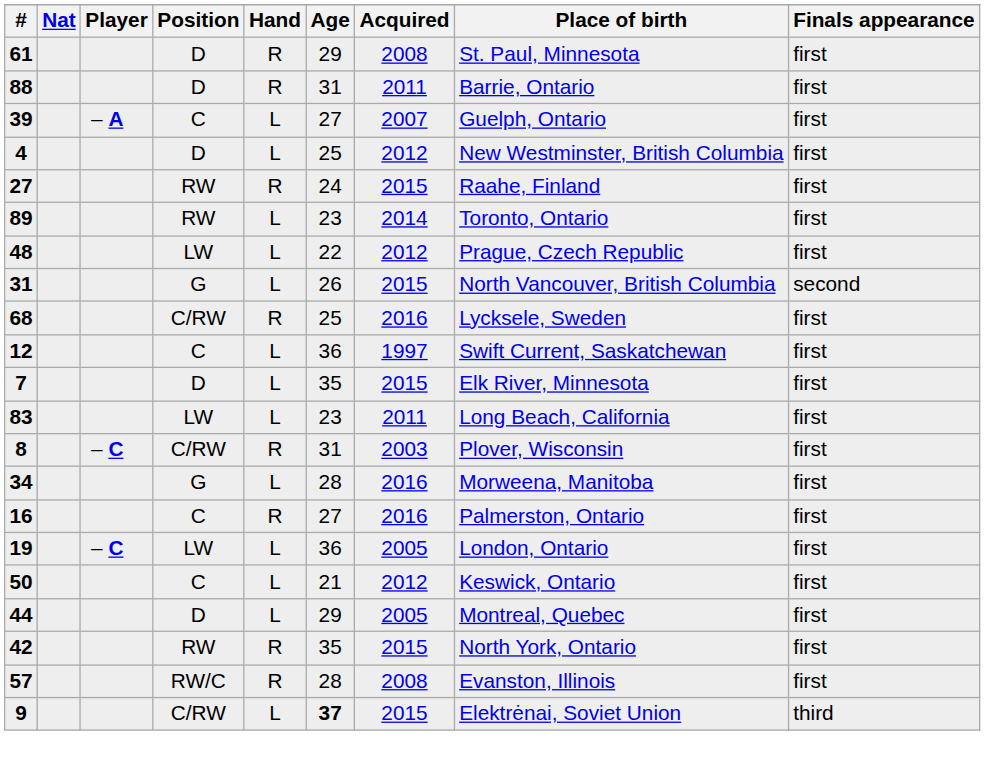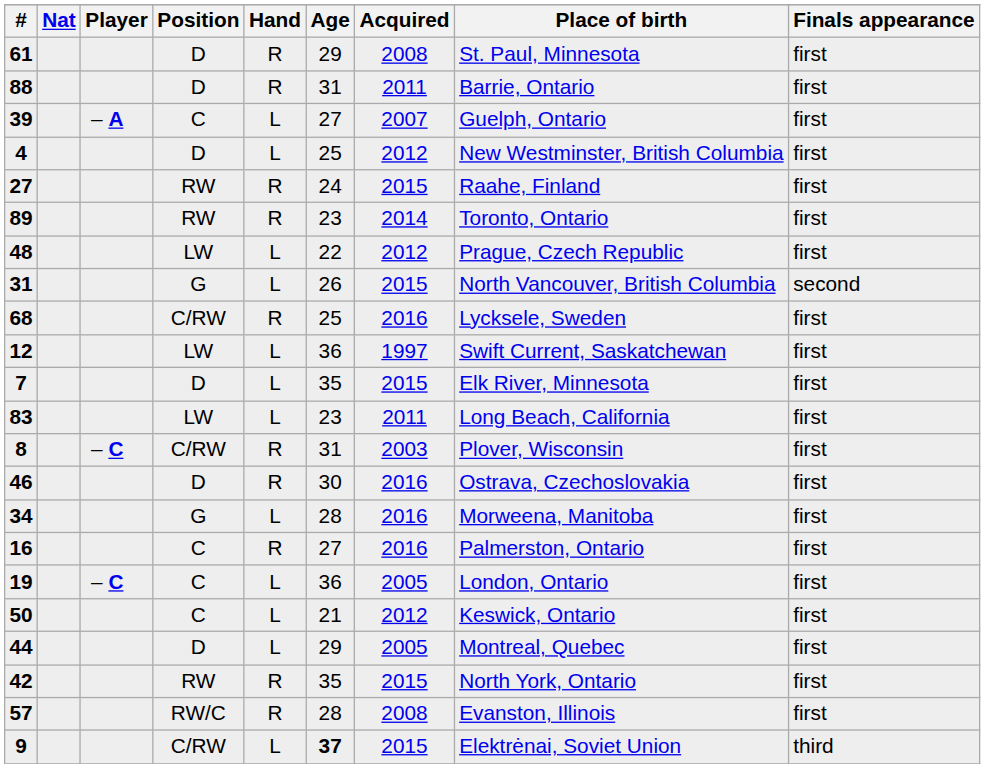(275, 218) L -> (275, 218) R
(198, 350) C -> (198, 350) LW
+ row: (21, 482)
(198, 548) LW -> (198, 581) C
